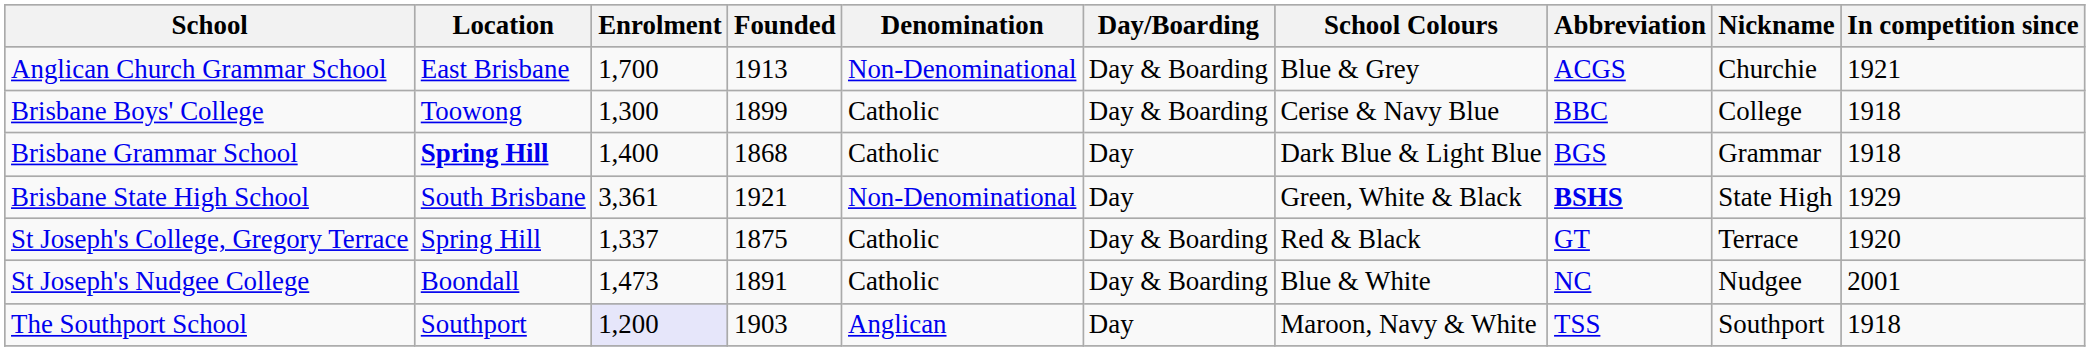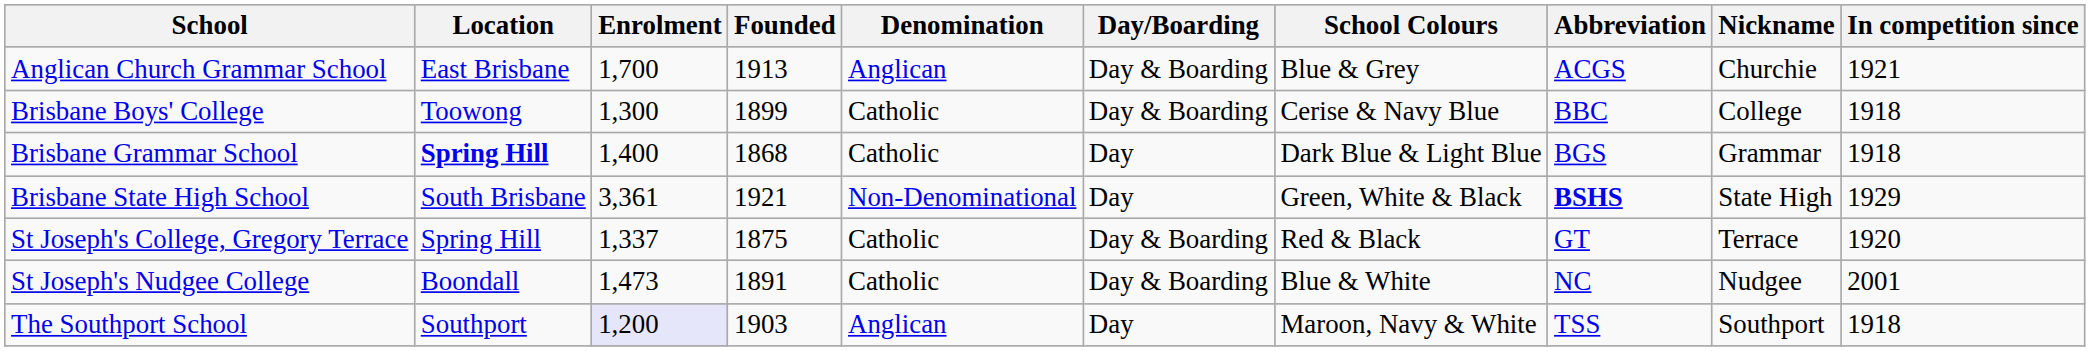(962, 68) Non-Denominational -> (897, 68) Anglican
